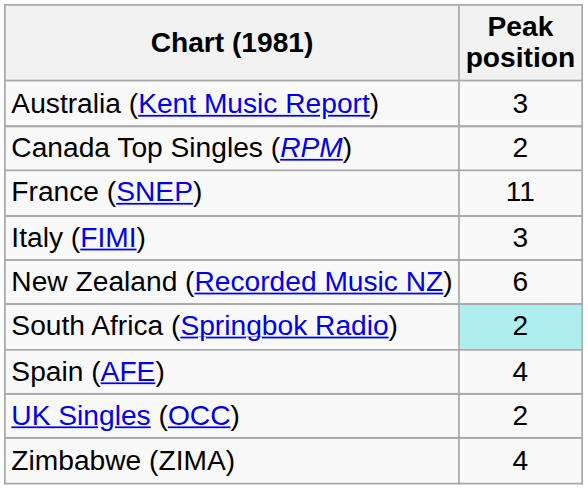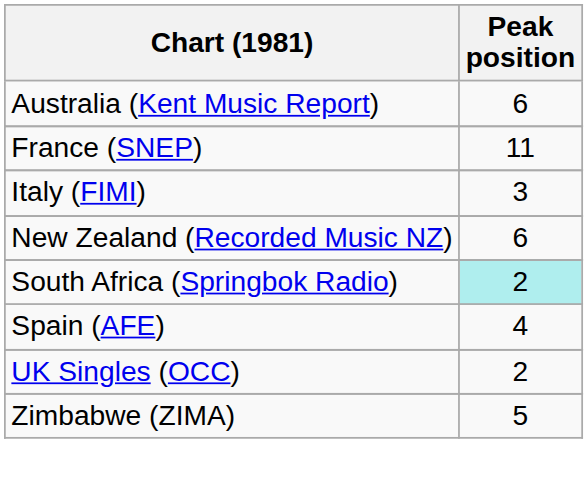(520, 103) 3 -> (520, 103) 6
- row: (182, 147)
(520, 460) 4 -> (520, 415) 5
